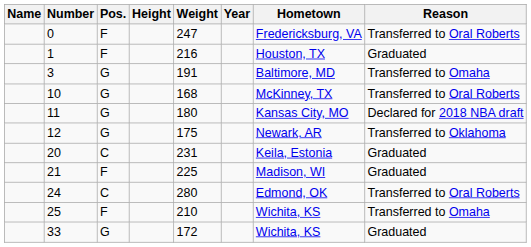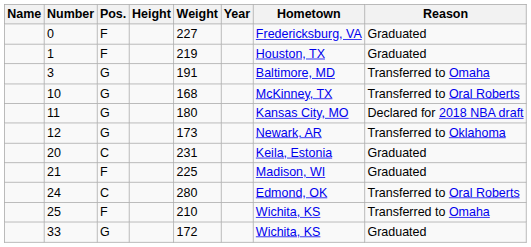(187, 34) 247 -> (187, 34) 227
(444, 34) Transferred to Oral Roberts -> (397, 34) Graduated
(187, 53) 216 -> (187, 53) 219
(187, 133) 175 -> (187, 133) 173
